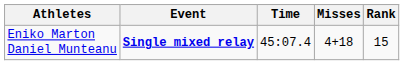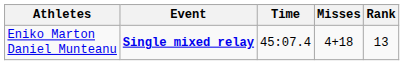(381, 42) 15 -> (381, 42) 13
